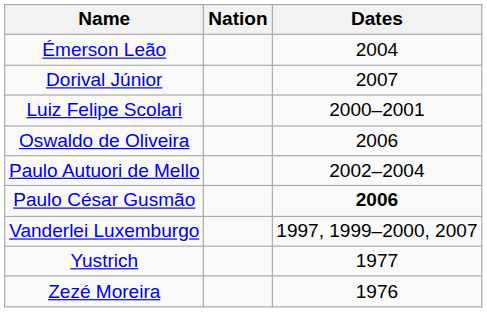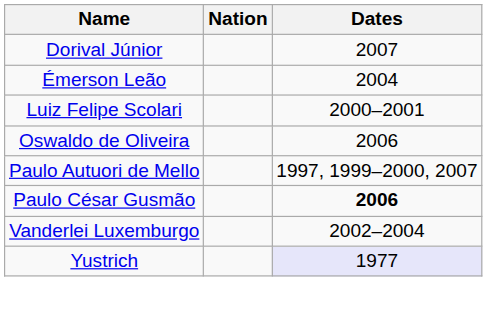rows swapped: (104, 79) <-> (104, 49)
(377, 170) 2002–2004 -> (377, 170) 1997, 1999–2000, 2007
(377, 230) 1997, 1999–2000, 2007 -> (377, 230) 2002–2004
(377, 261) no background -> (377, 261) lavender background
- row: (104, 291)
